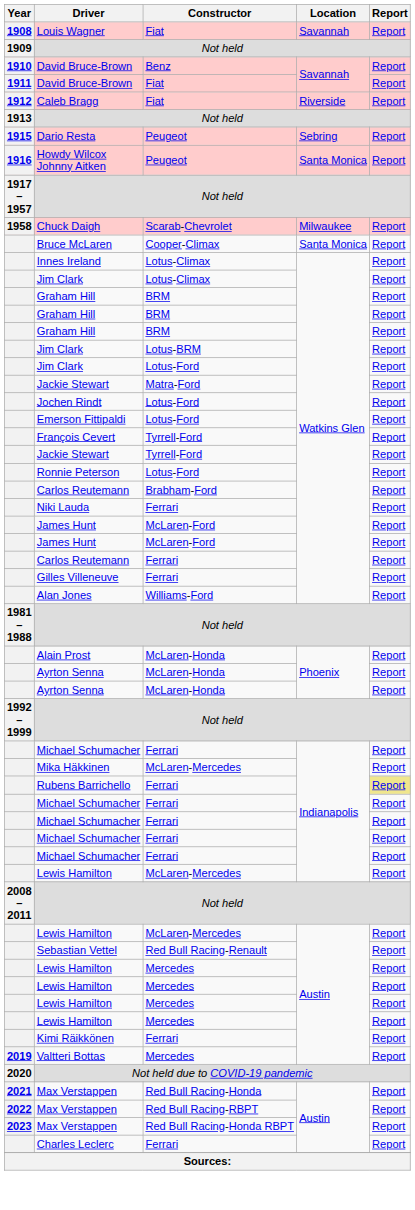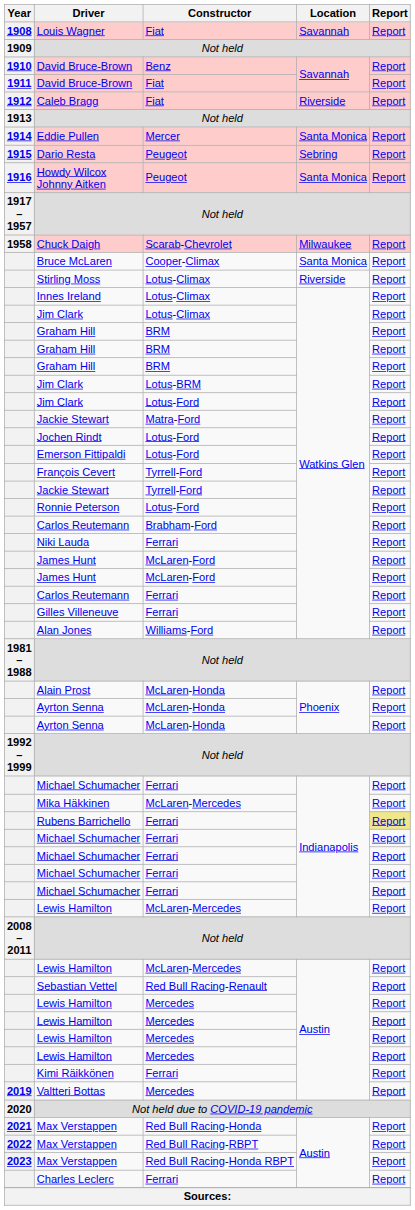+ row: (68, 136)
+ row: (69, 279)
